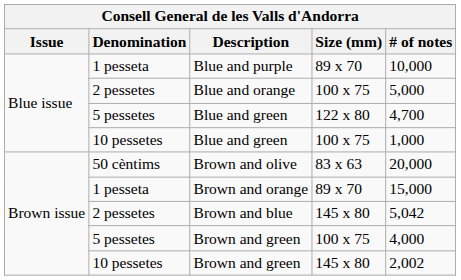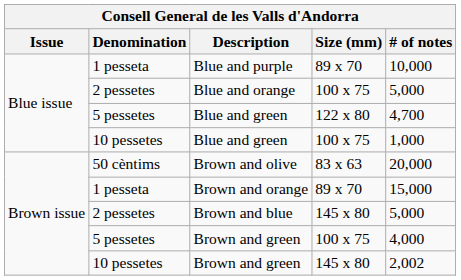(407, 213) 5,042 -> (407, 213) 5,000
